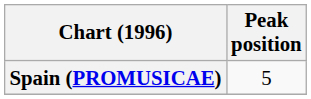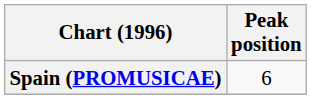(266, 77) 5 -> (266, 77) 6
